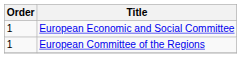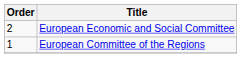(10, 28) 1 -> (10, 28) 2
